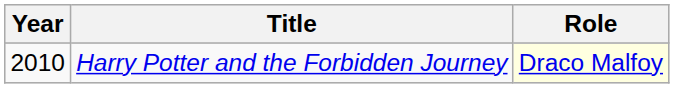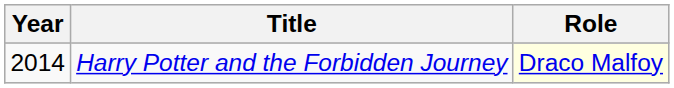(38, 62) 2010 -> (38, 62) 2014
